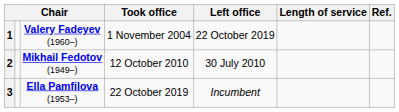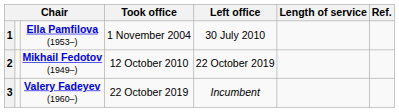(62, 35) Valery Fadeyev (1960–) -> (62, 35) Ella Pamfilova (1953–)
(235, 35) 22 October 2019 -> (235, 35) 30 July 2010
(235, 64) 30 July 2010 -> (235, 64) 22 October 2019
(62, 92) Ella Pamfilova (1953–) -> (62, 92) Valery Fadeyev (1960–)
